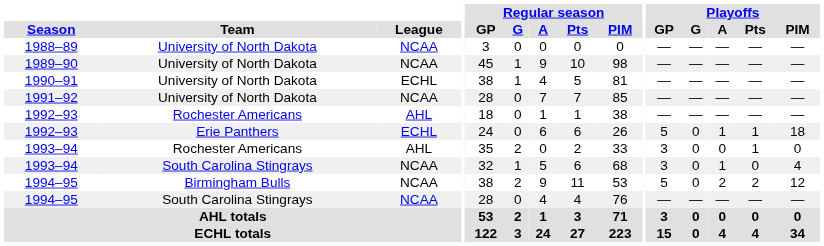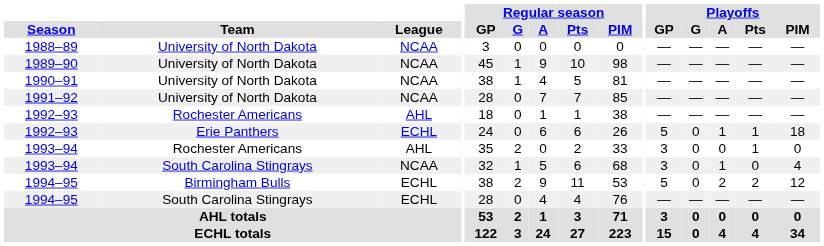(419, 80) ECHL -> (419, 80) NCAA
(419, 182) NCAA -> (419, 182) ECHL
(419, 199) NCAA -> (419, 199) ECHL
